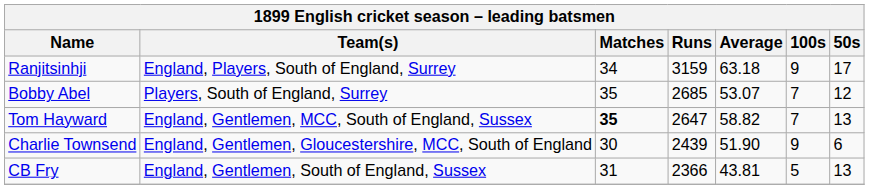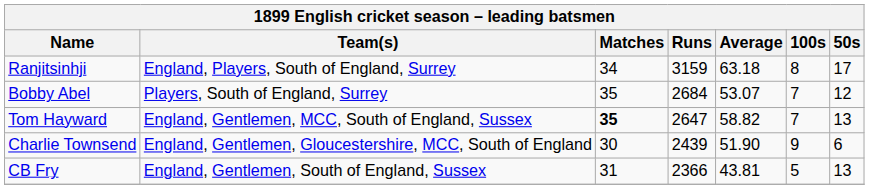(795, 68) 9 -> (795, 68) 8
(690, 94) 2685 -> (690, 94) 2684
